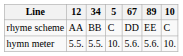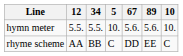rows swapped: (35, 28) <-> (30, 43)
